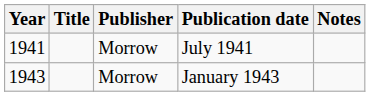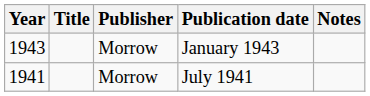rows swapped: (217, 47) <-> (231, 76)
